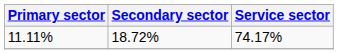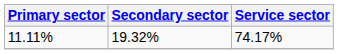(135, 37) 18.72% -> (135, 37) 19.32%
